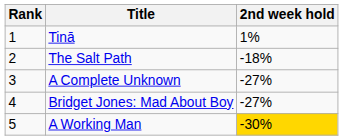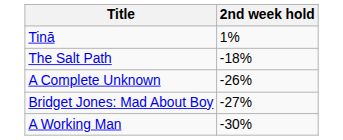- column: (25, 15)
(256, 80) -27% -> (236, 80) -26%
(256, 124) gold background -> (236, 124) no background
